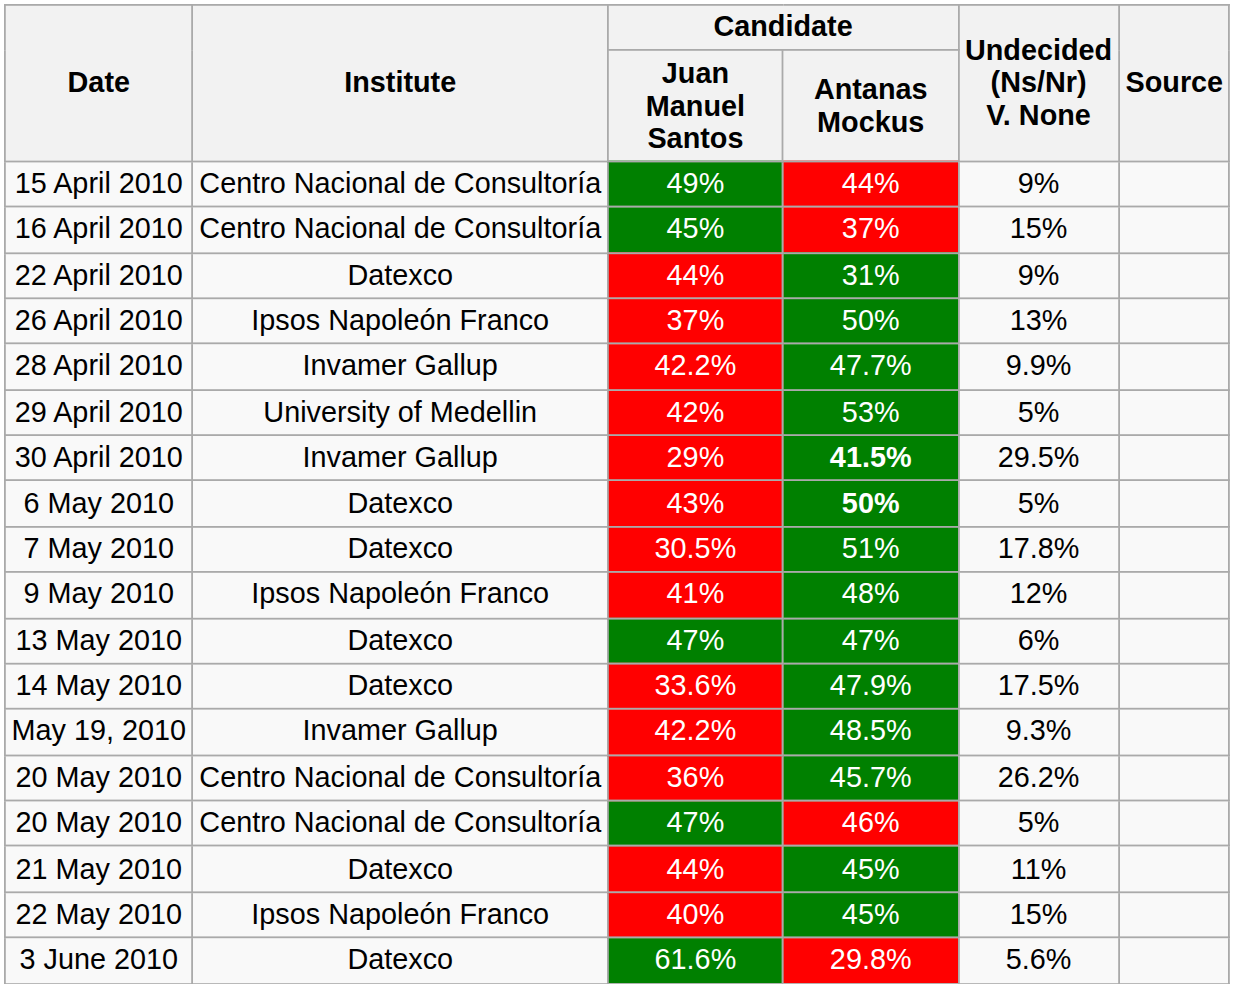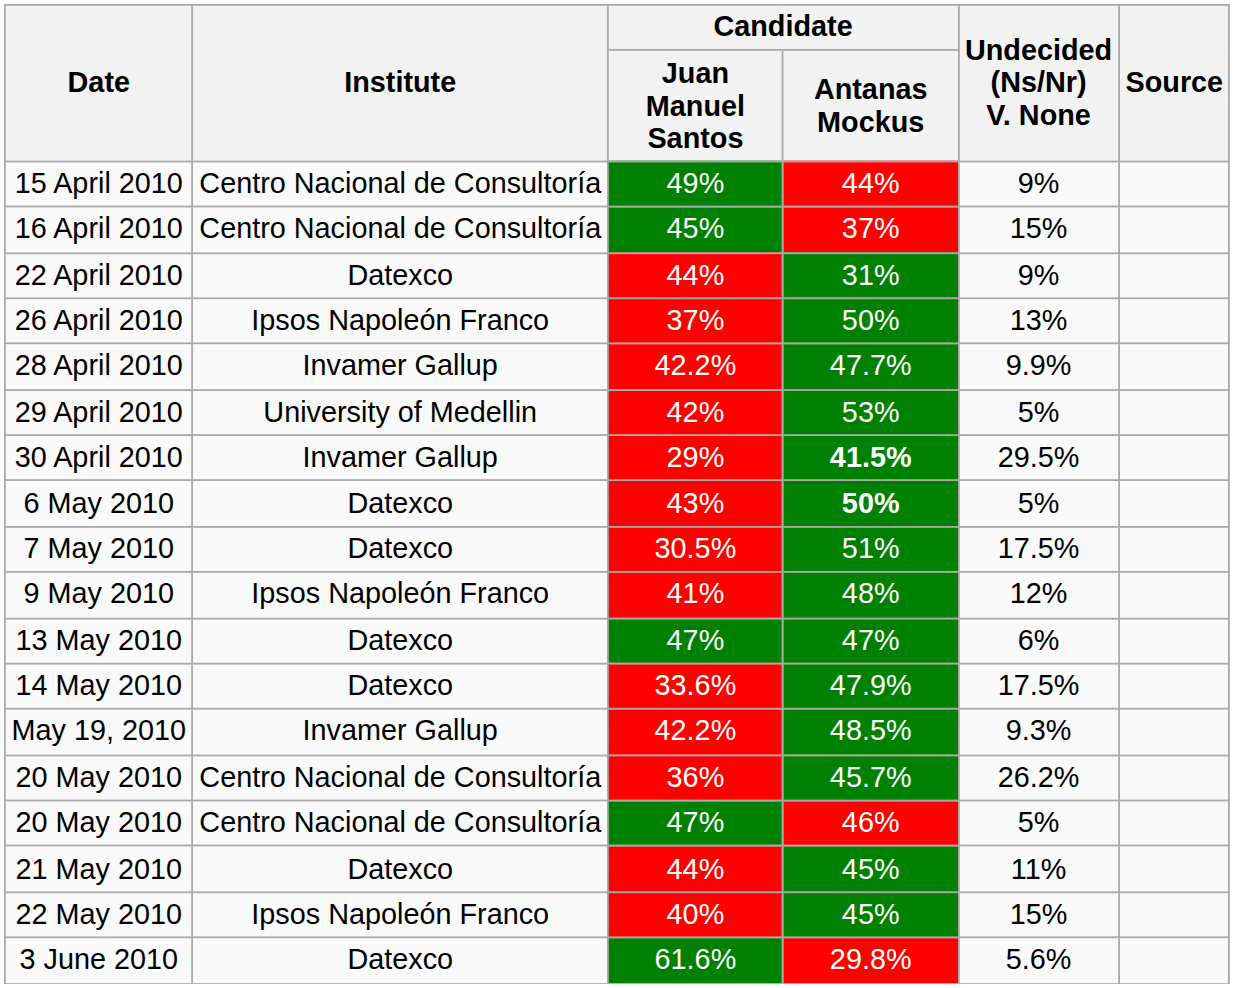(1039, 548) 17.8% -> (1039, 548) 17.5%
